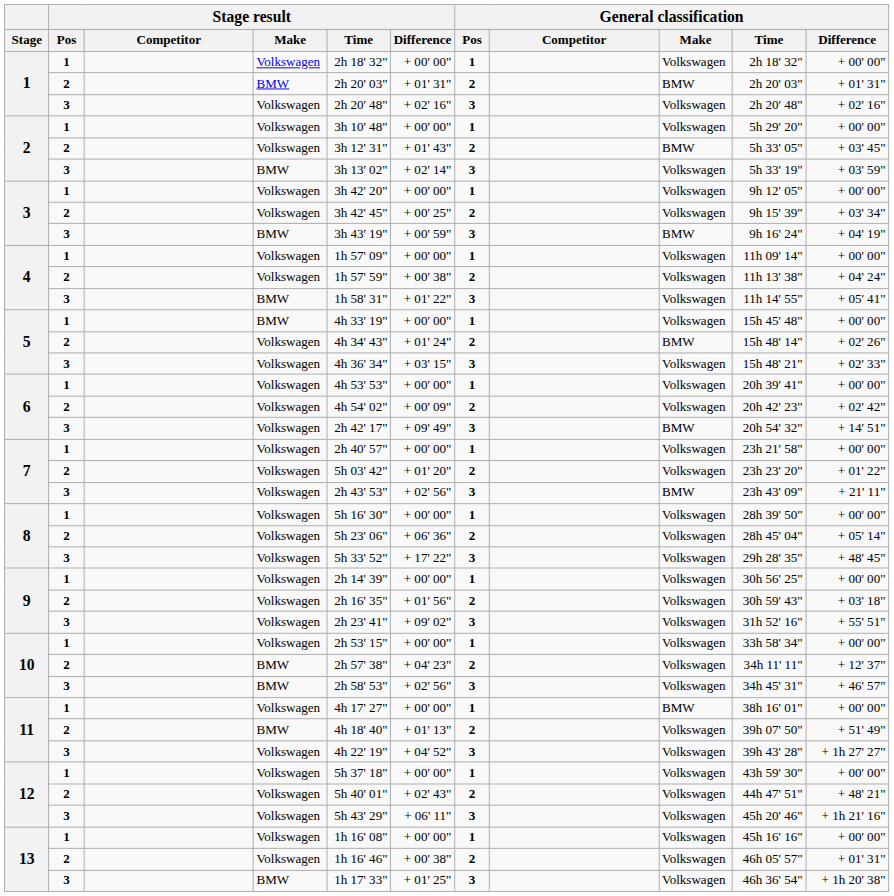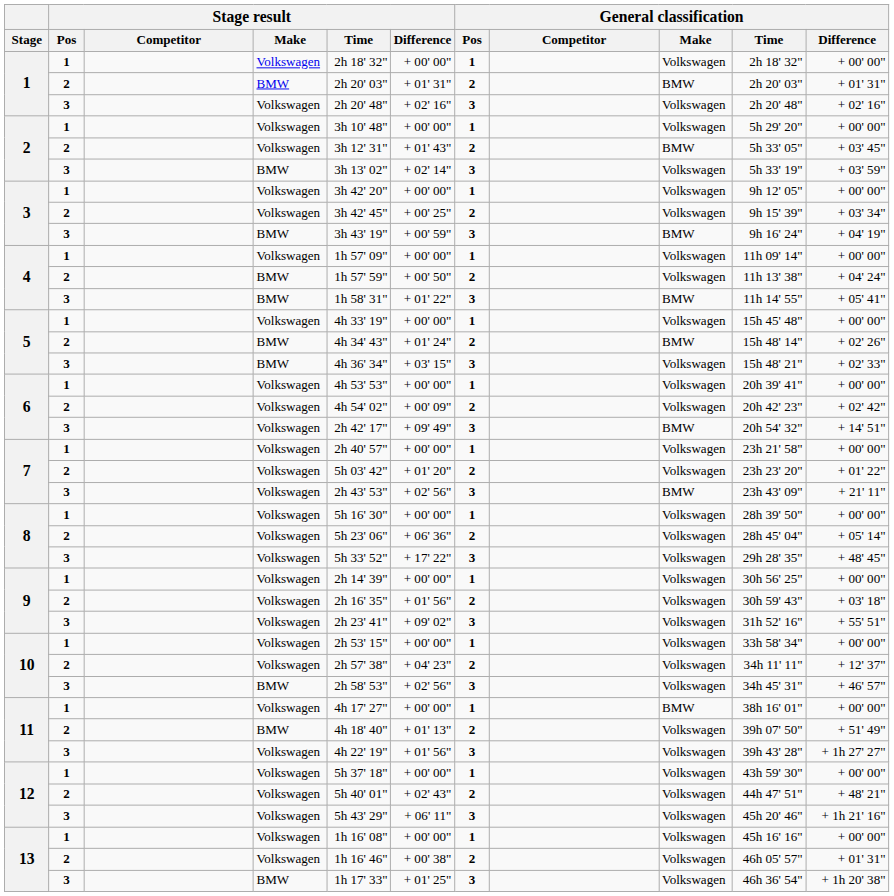(288, 277) Volkswagen -> (273, 277) BMW
(428, 277) + 00' 38" -> (428, 277) + 00' 50"
(694, 298) Volkswagen -> (678, 298) BMW
(273, 320) BMW -> (288, 320) Volkswagen
(288, 341) Volkswagen -> (273, 341) BMW
(288, 363) Volkswagen -> (273, 363) BMW
(273, 664) BMW -> (288, 664) Volkswagen
(428, 751) + 04' 52" -> (428, 751) + 01' 56"
